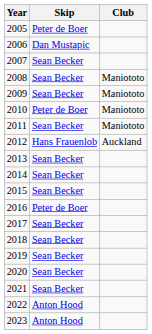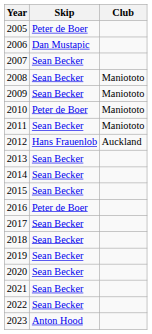(57, 304) Anton Hood -> (58, 304) Sean Becker
